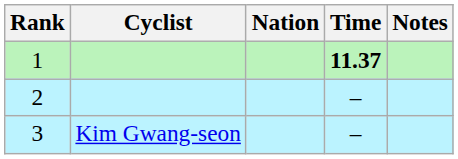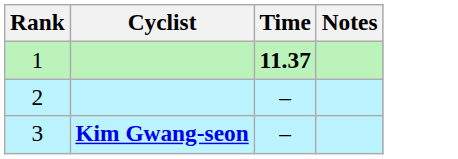- column: (285, 23)
(158, 134) normal -> (162, 134) bold
